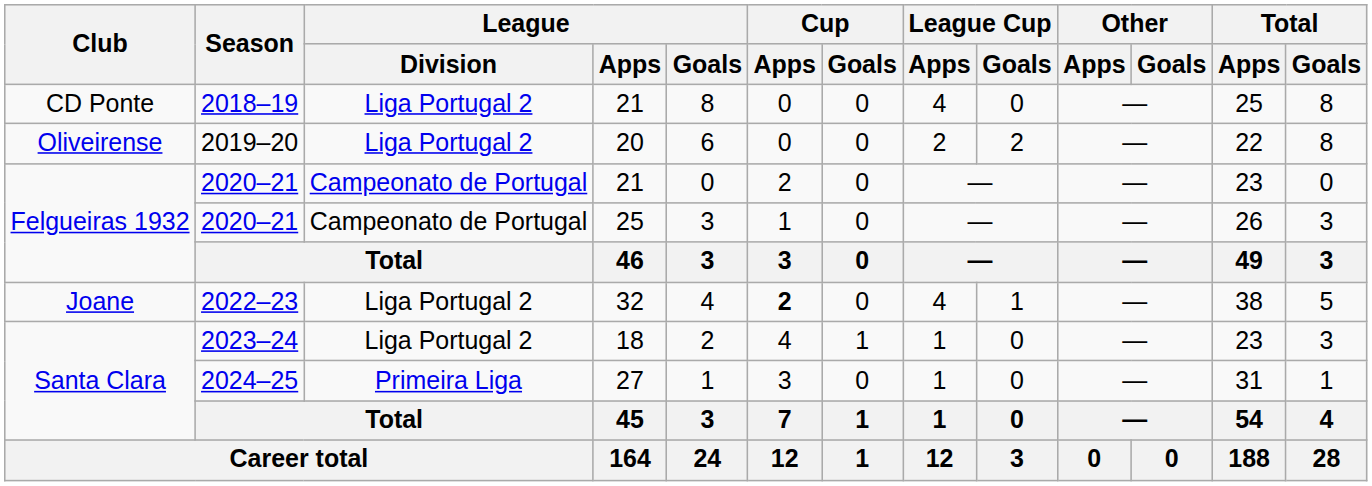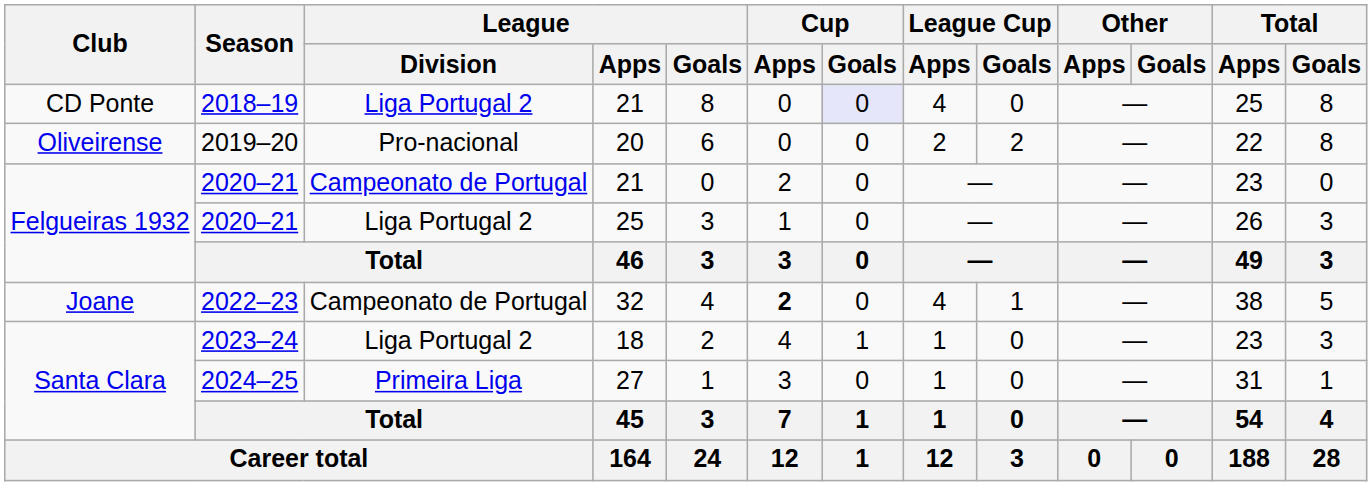(862, 103) no background -> (862, 103) lavender background
(448, 143) Liga Portugal 2 -> (448, 143) Pro-nacional
(449, 222) Campeonato de Portugal -> (448, 222) Liga Portugal 2
(448, 301) Liga Portugal 2 -> (449, 301) Campeonato de Portugal
